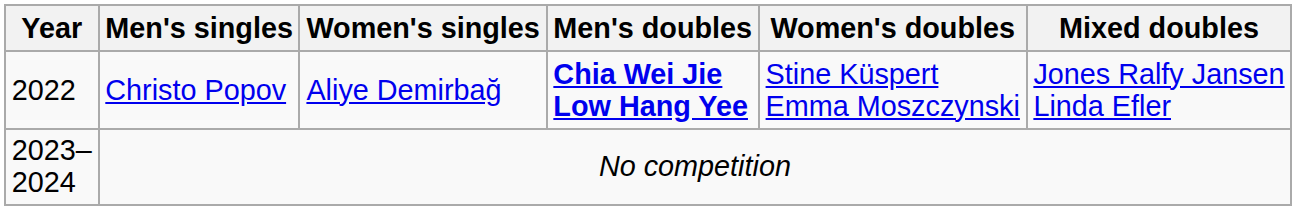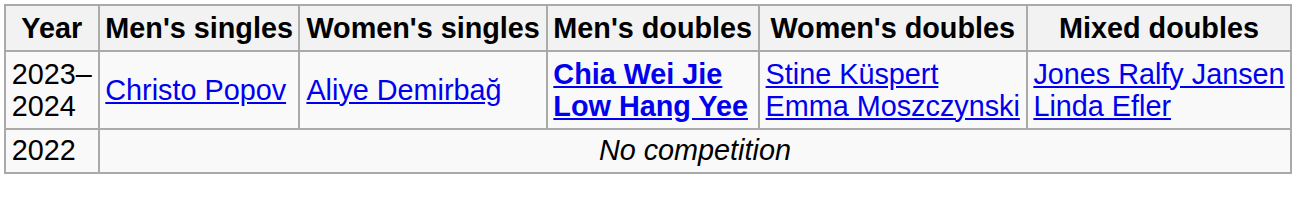(44, 90) 2022 -> (52, 90) 2023– 2024
(52, 167) 2023– 2024 -> (44, 151) 2022
